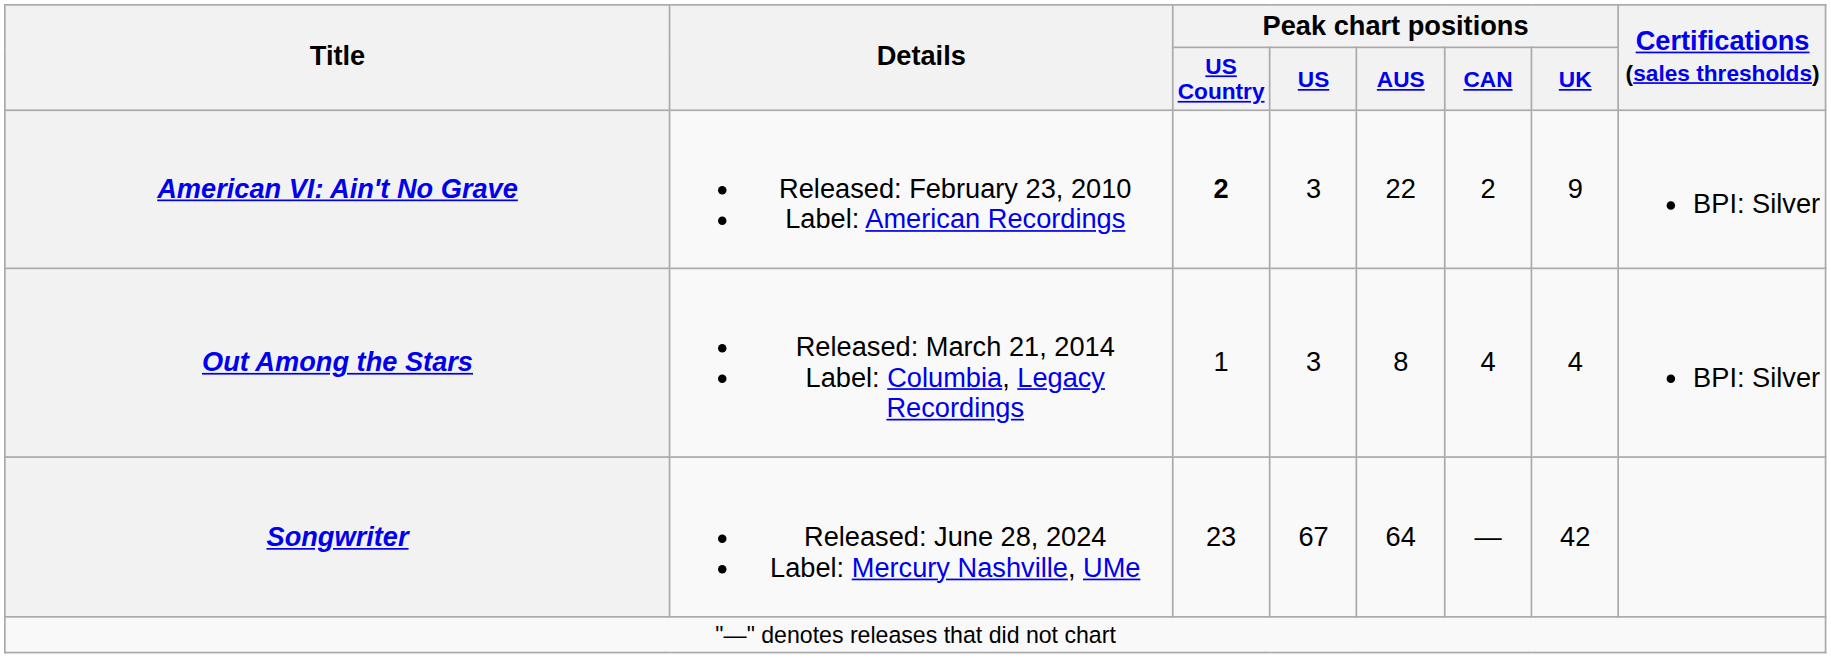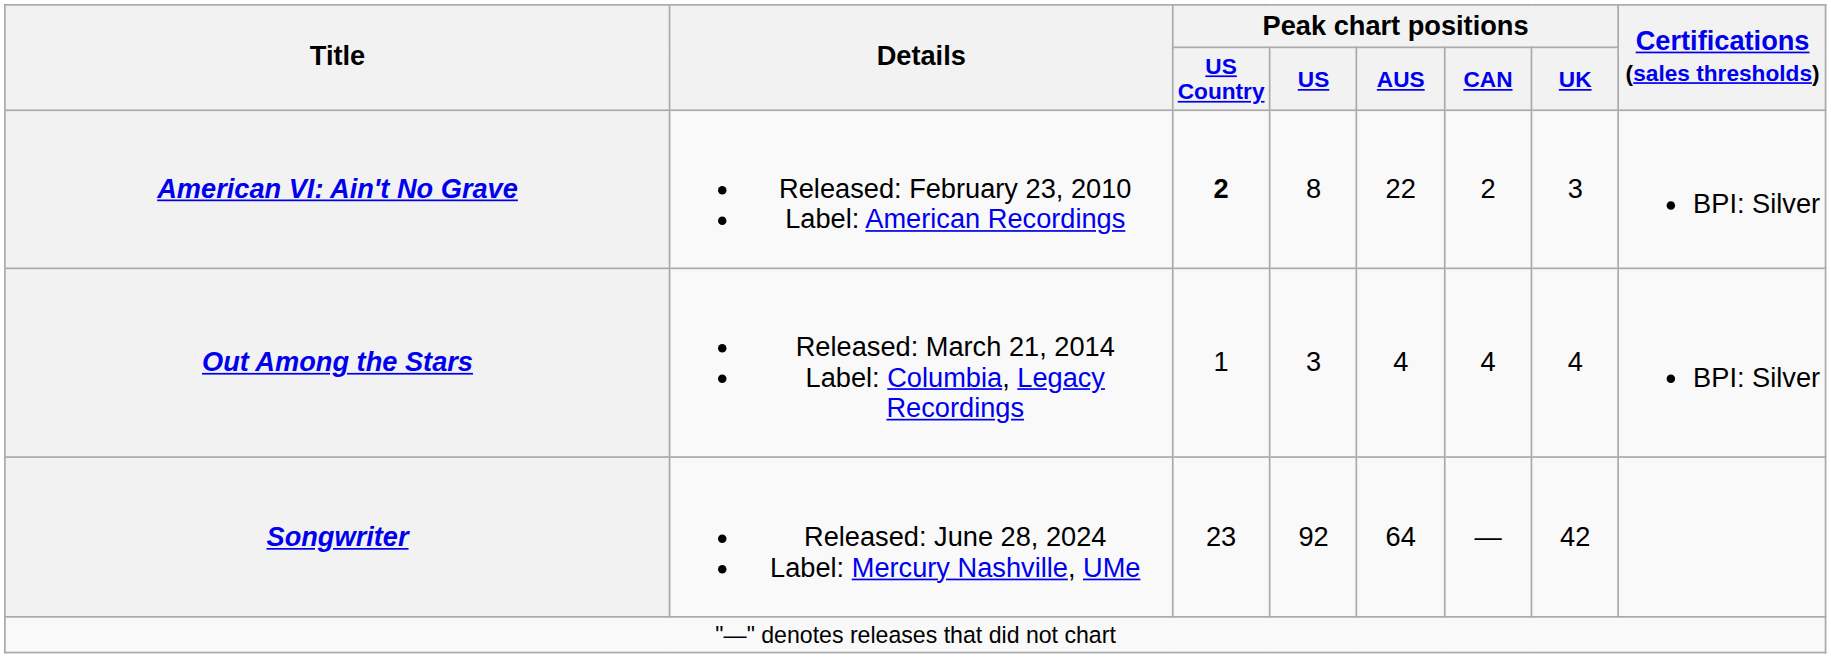(1314, 188) 3 -> (1314, 188) 8
(1575, 188) 9 -> (1575, 188) 3
(1401, 362) 8 -> (1401, 362) 4
(1314, 536) 67 -> (1314, 536) 92
